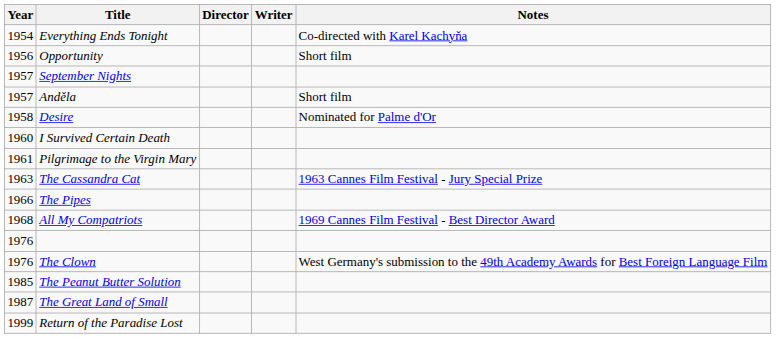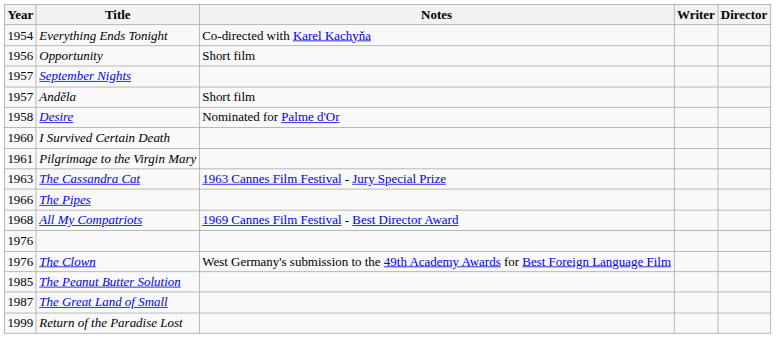columns swapped: (225, 14) <-> (533, 14)
